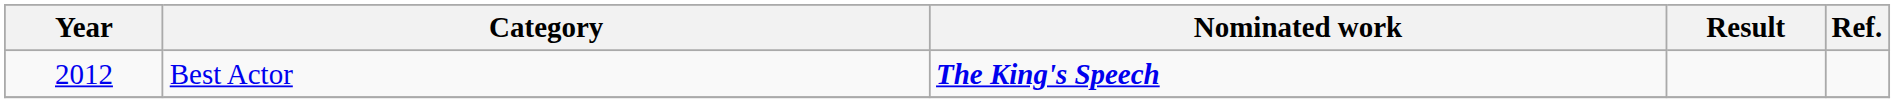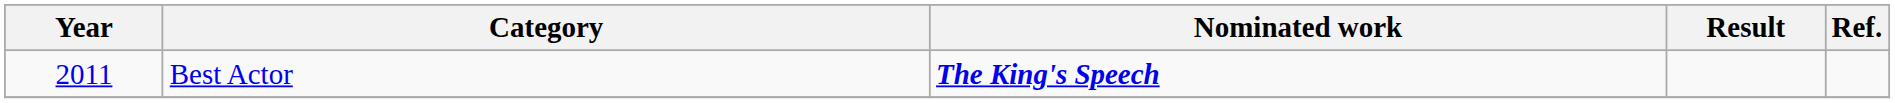(84, 73) 2012 -> (84, 73) 2011
